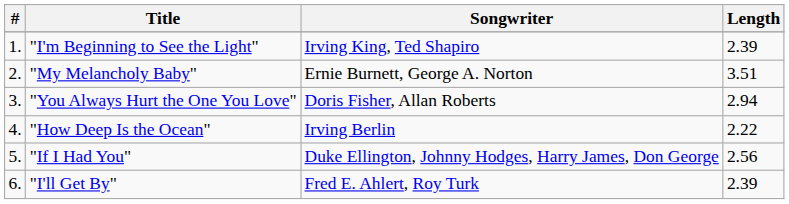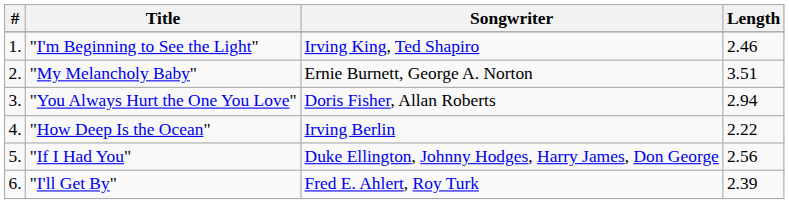(742, 45) 2.39 -> (742, 45) 2.46
